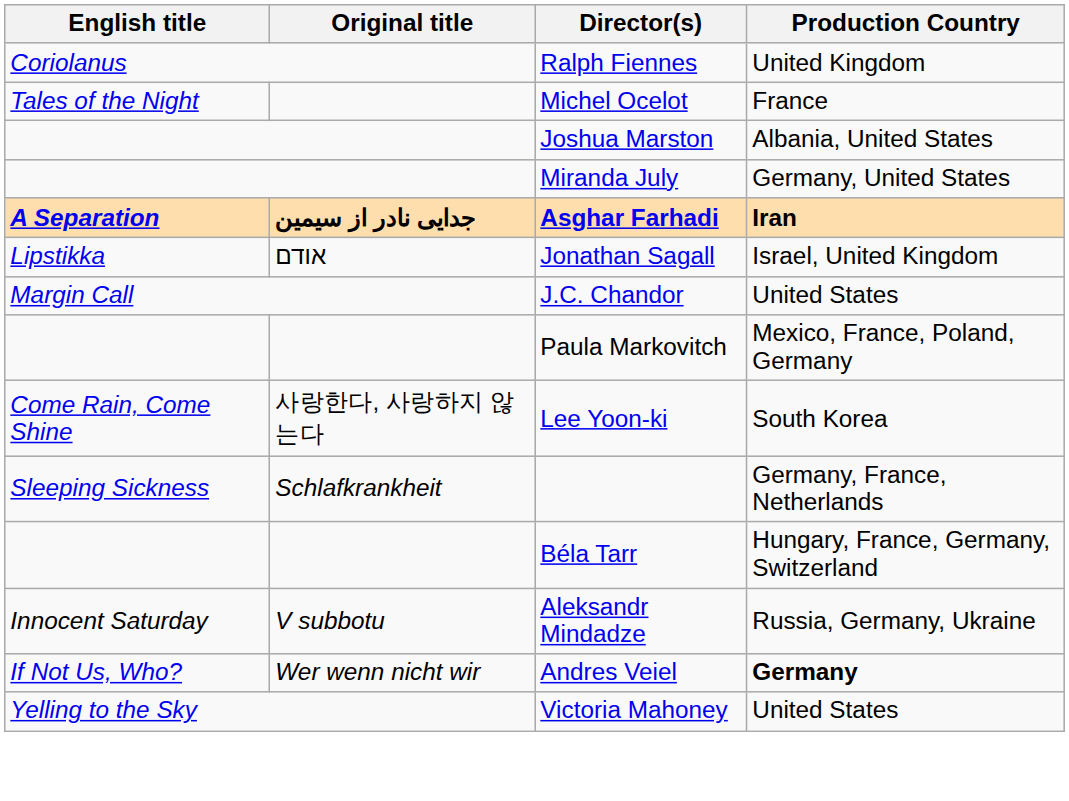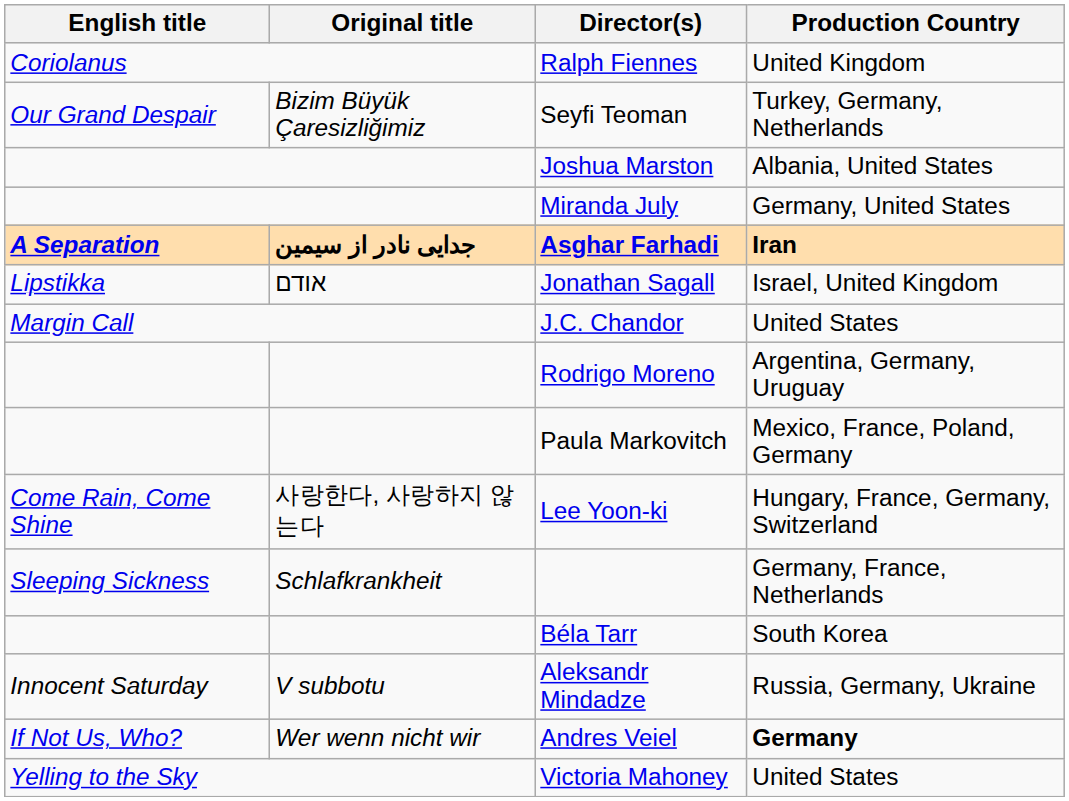+ row: (614, 114)
- row: (614, 100)
+ row: (628, 374)
(820, 418) South Korea -> (901, 511) Hungary, France, Germany, Switzerland
(901, 554) Hungary, France, Germany, Switzerland -> (820, 634) South Korea
